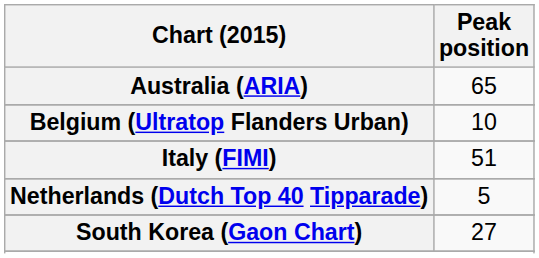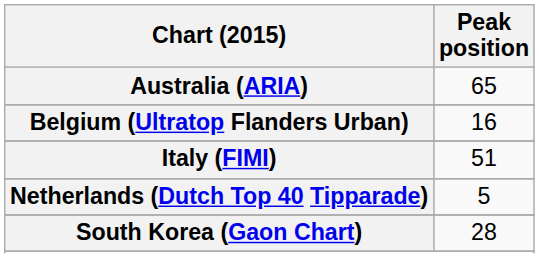(484, 122) 10 -> (484, 122) 16
(484, 232) 27 -> (484, 232) 28
